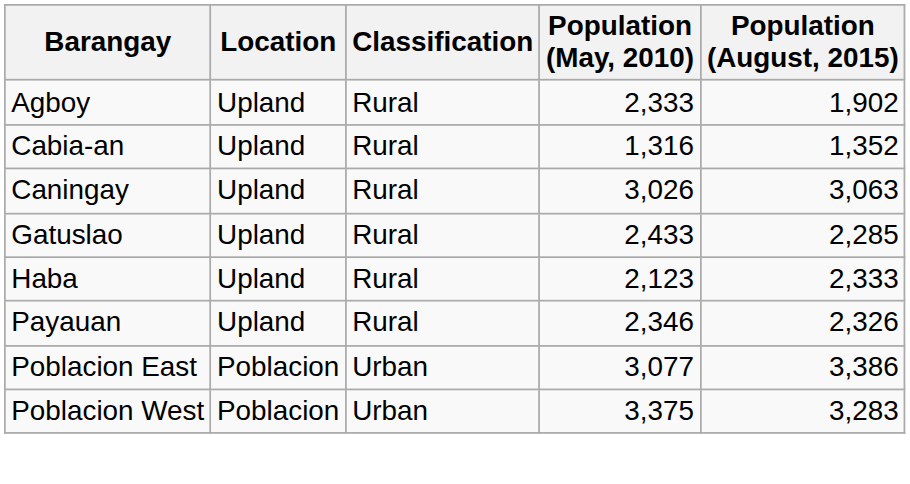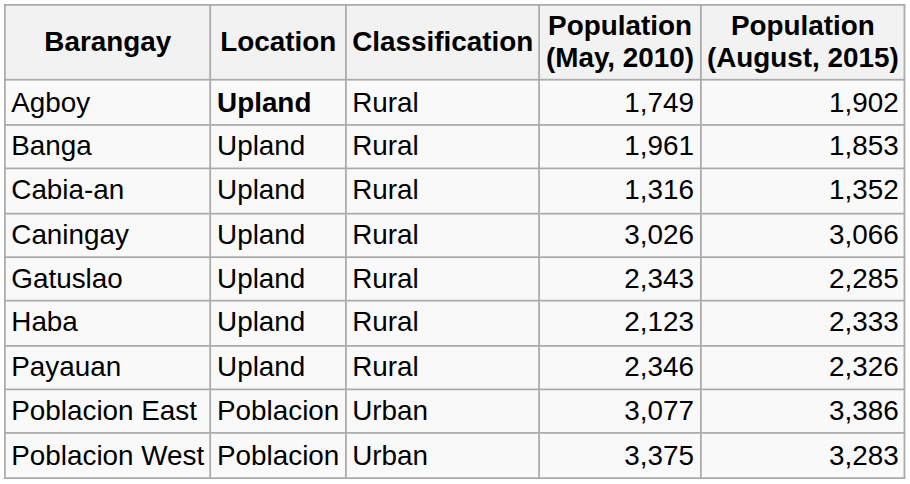(261, 102) normal -> (264, 102) bold
(659, 102) 2,333 -> (659, 102) 1,749
+ row: (52, 146)
(864, 190) 3,063 -> (864, 234) 3,066
(659, 234) 2,433 -> (659, 278) 2,343
